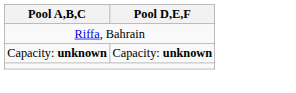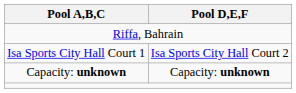+ row: (76, 53)
